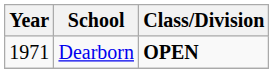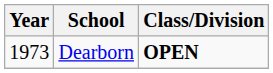(29, 52) 1971 -> (29, 52) 1973
